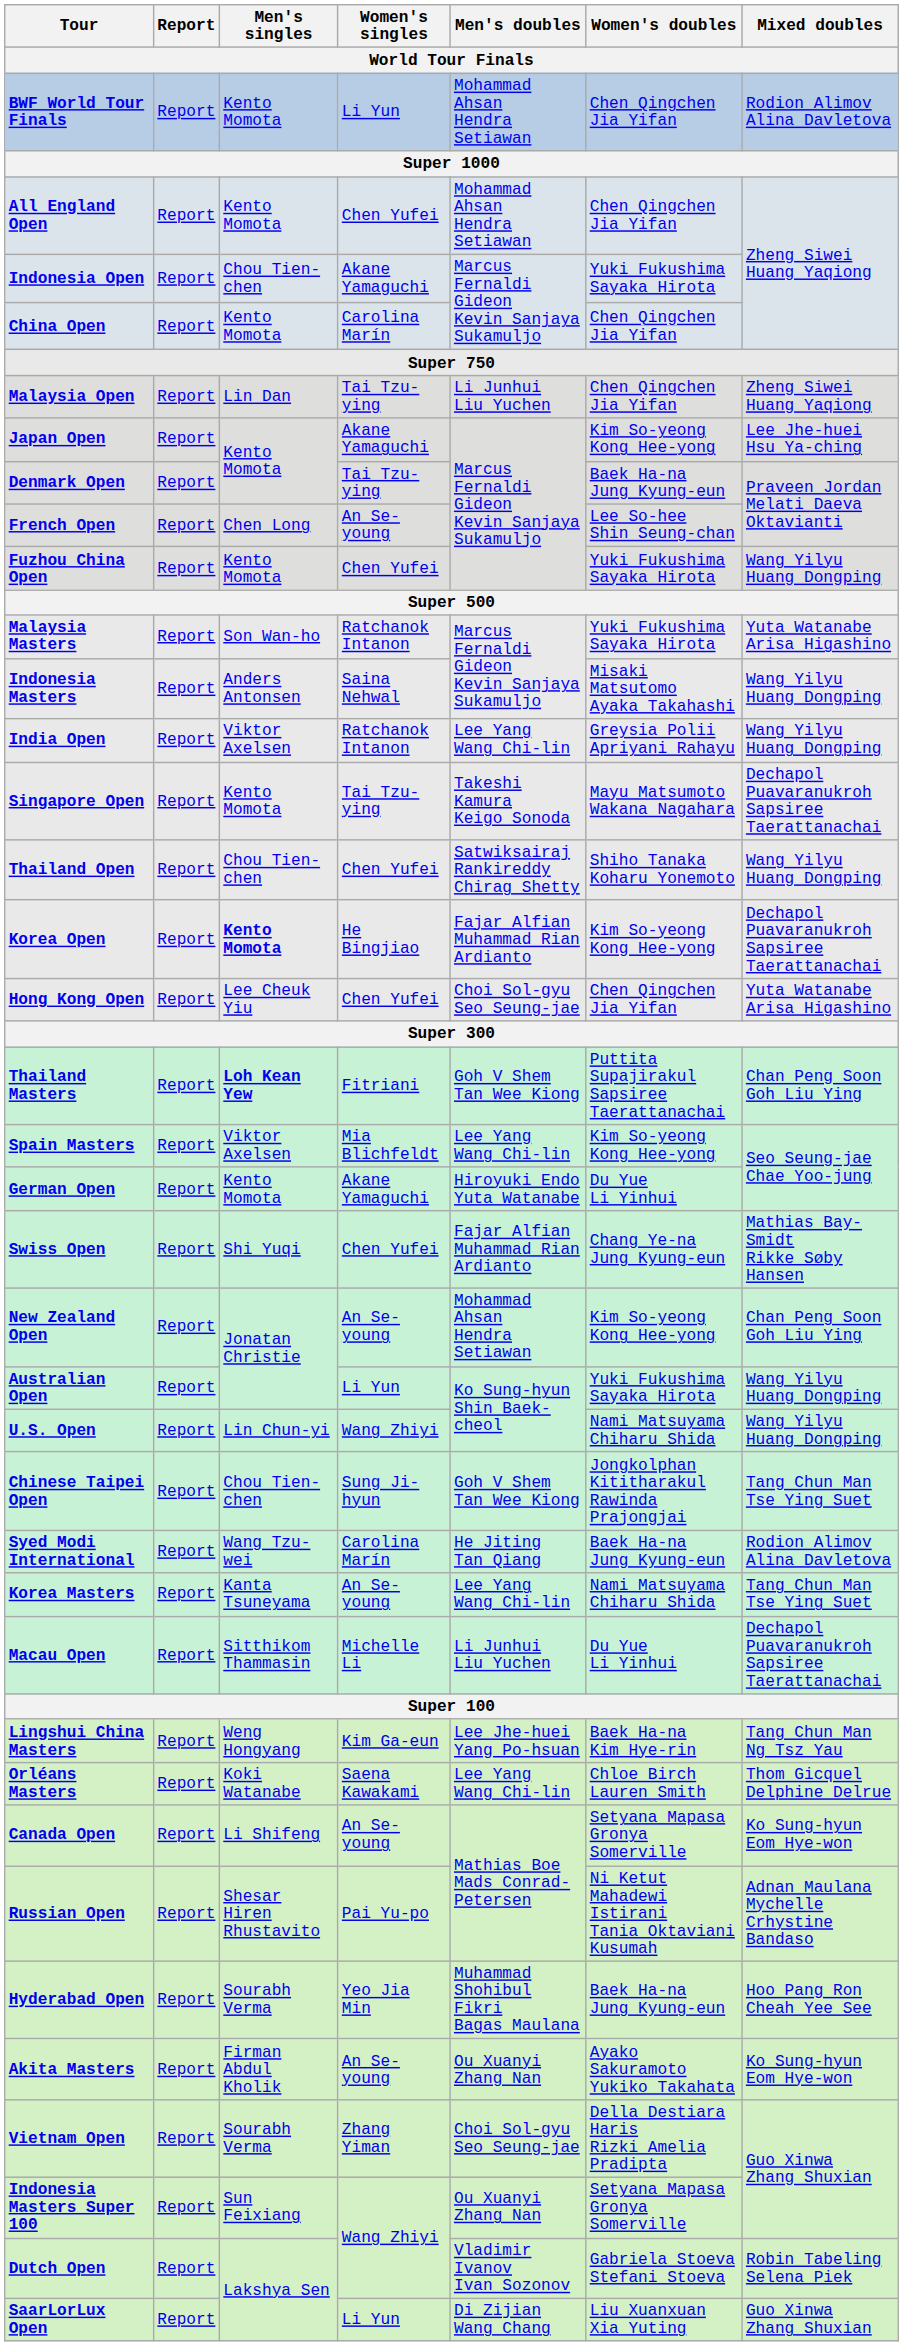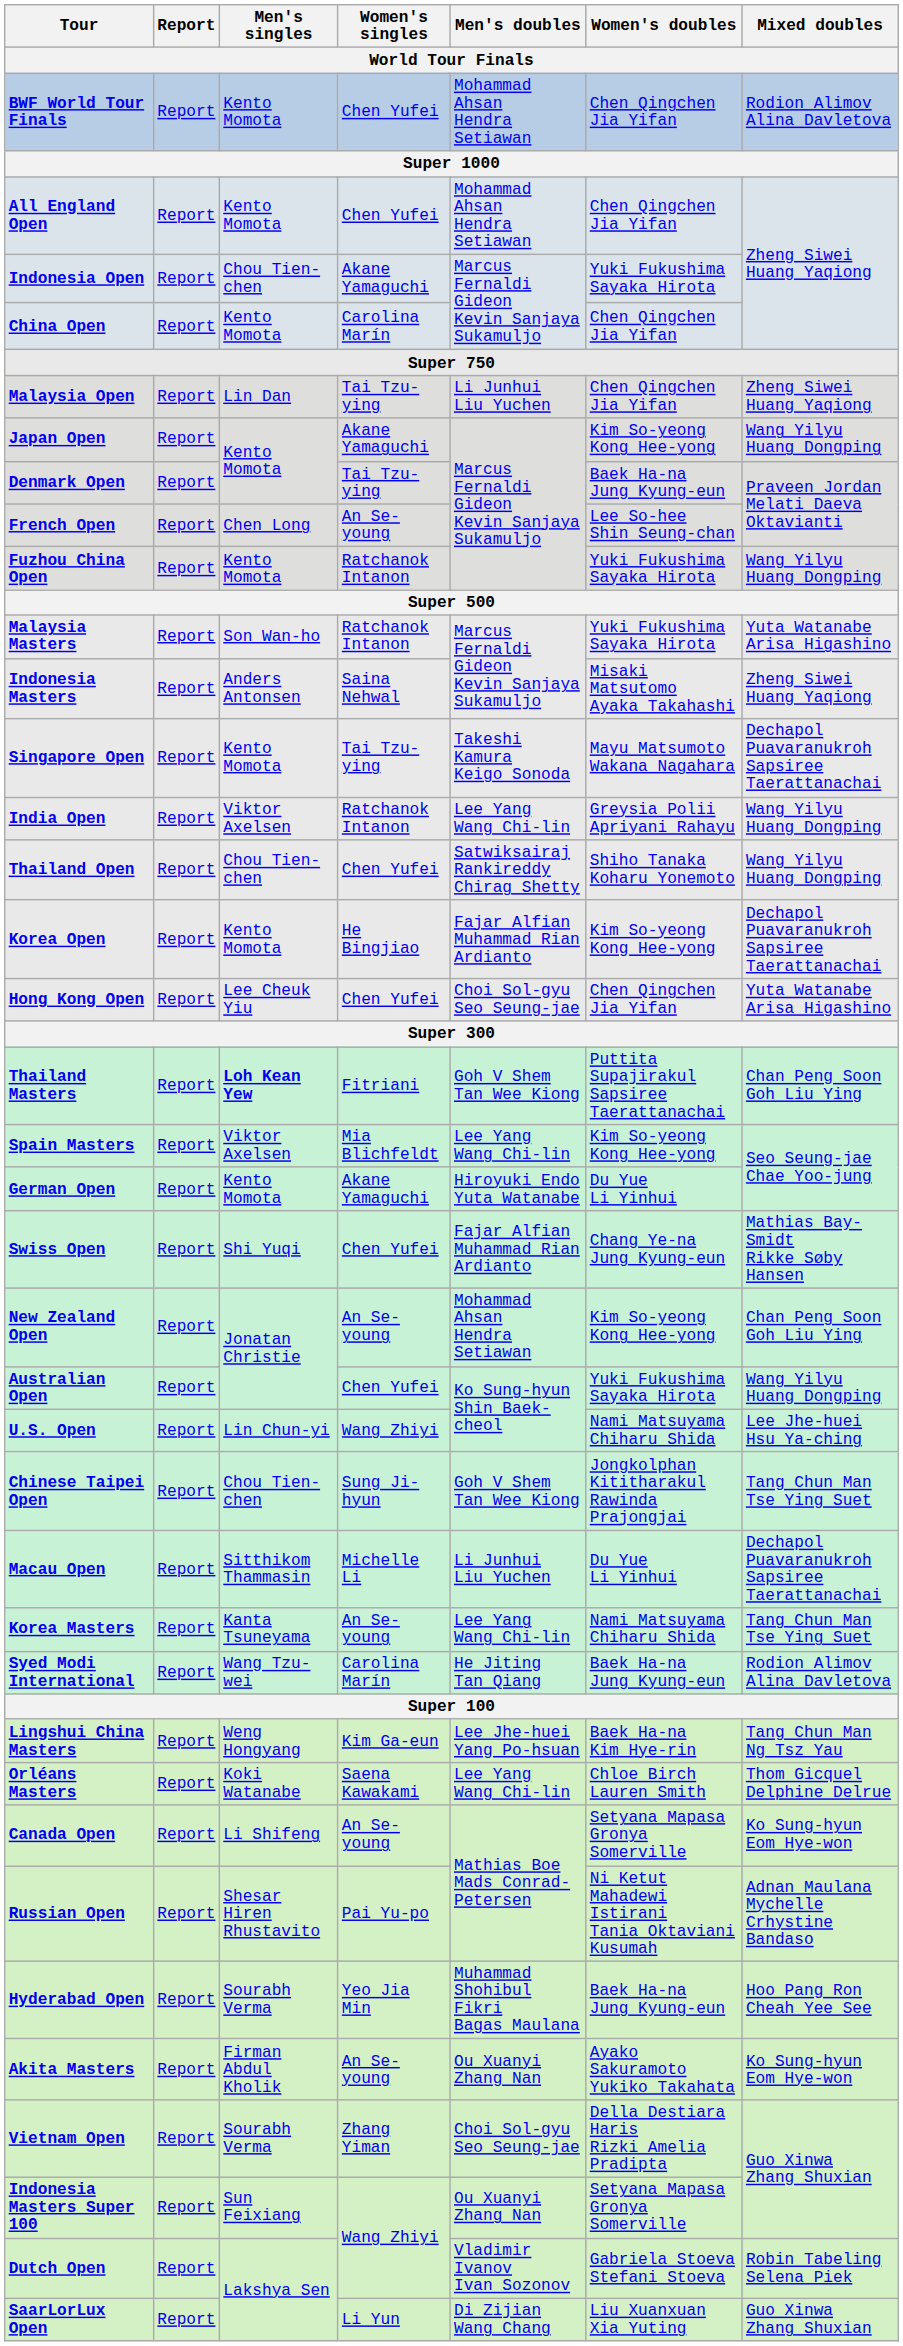(371, 112) Li Yun -> (390, 112) Chen Yufei
(804, 440) Lee Jhe-huei Hsu Ya-ching -> (814, 440) Wang Yilyu Huang Dongping
(390, 569) Chen Yufei -> (385, 569) Ratchanok Intanon
(814, 689) Wang Yilyu Huang Dongping -> (809, 689) Zheng Siwei Huang Yaqiong
rows swapped: (57, 740) <-> (76, 801)
(252, 939) bold -> (252, 939) normal
(371, 1388) Li Yun -> (390, 1388) Chen Yufei
(814, 1431) Wang Yilyu Huang Dongping -> (804, 1431) Lee Jhe-huei Hsu Ya-ching
rows swapped: (57, 1655) <-> (72, 1552)
